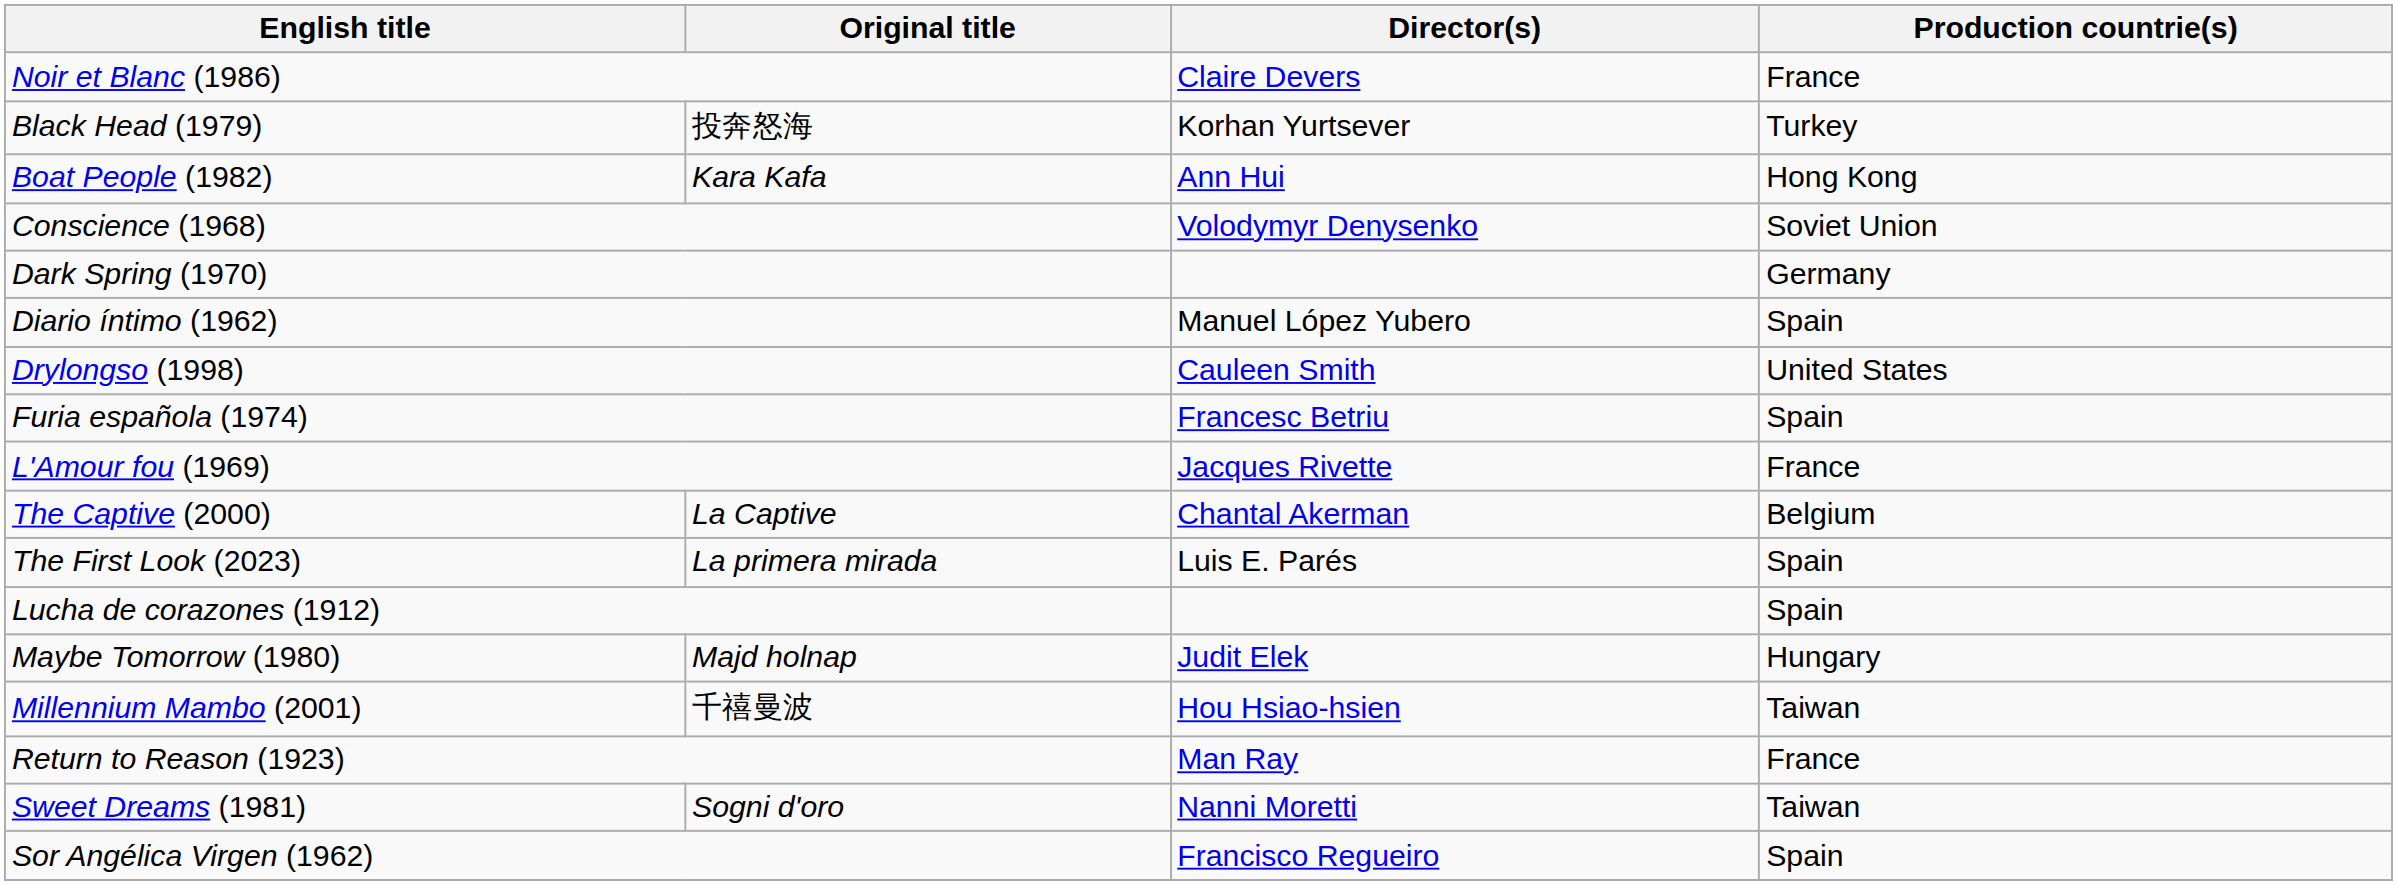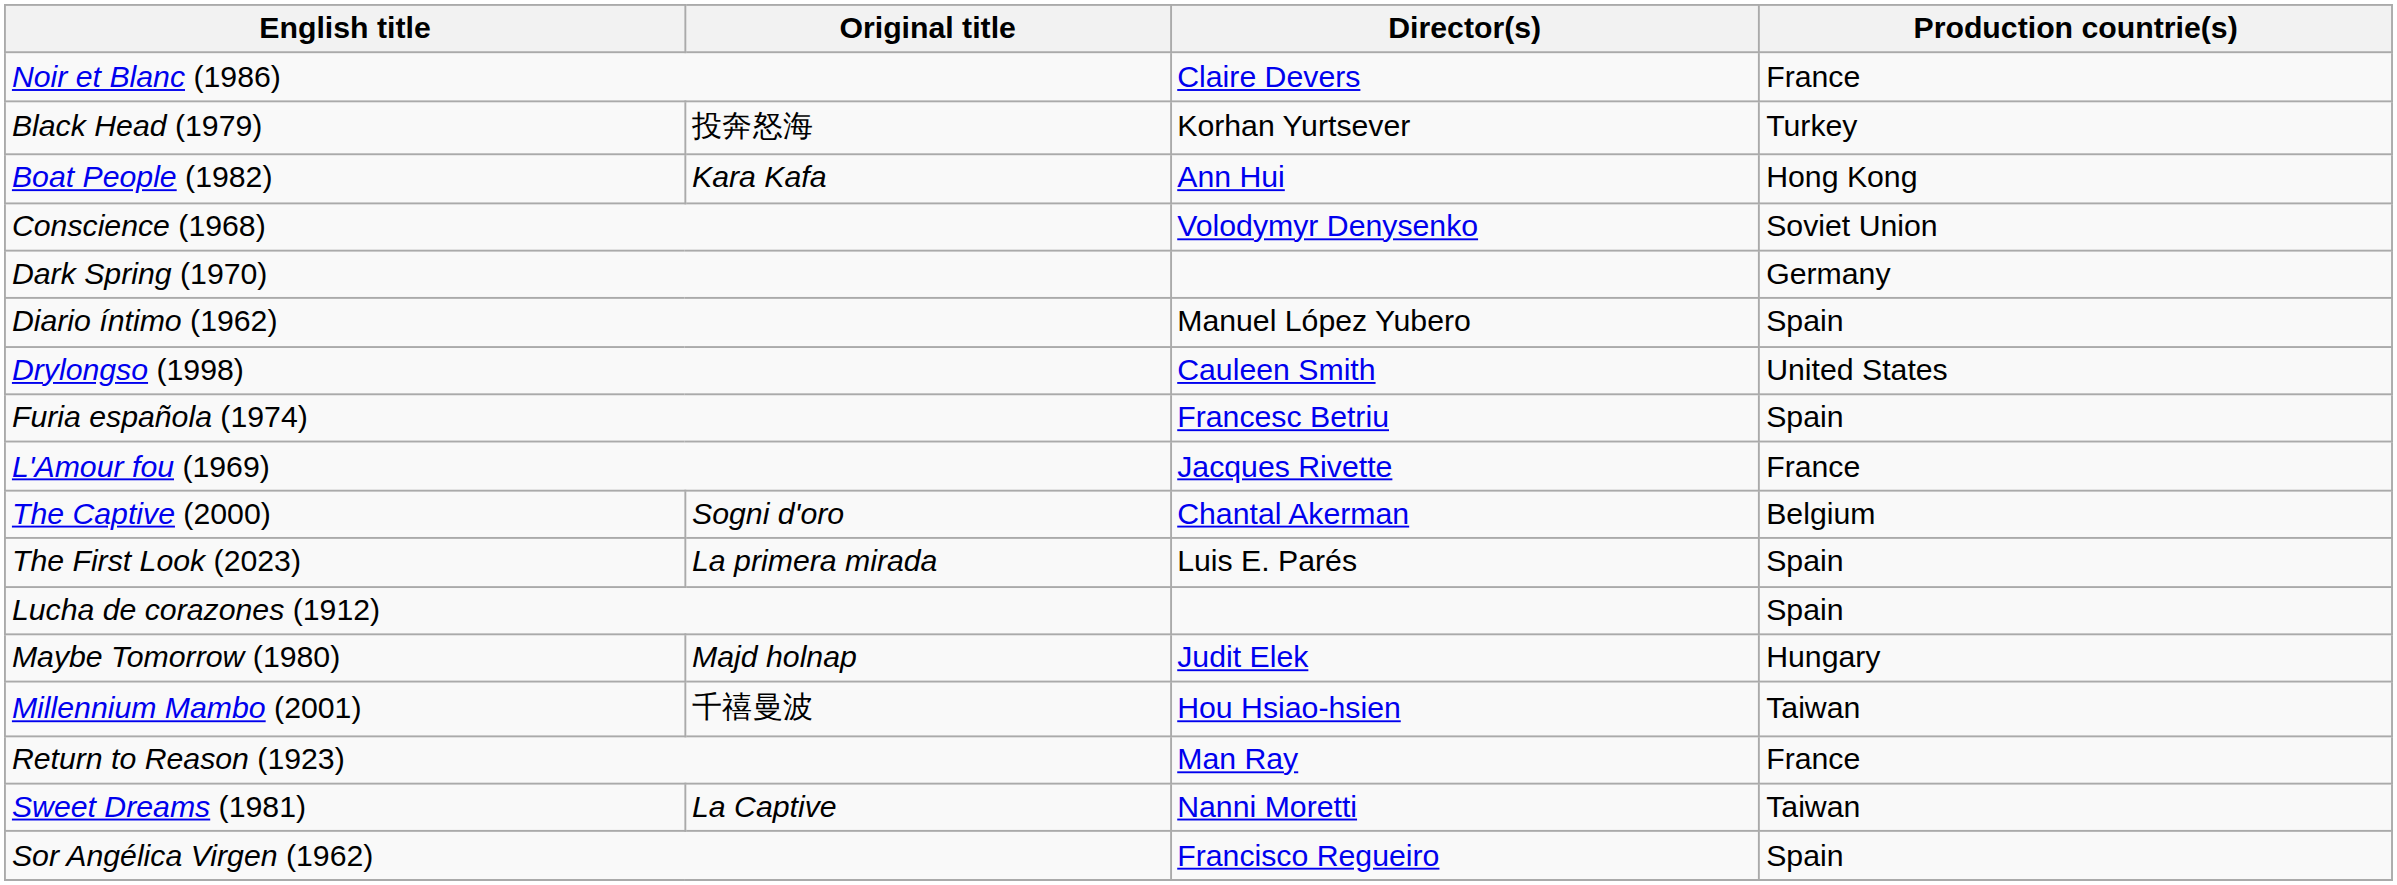(764, 513) La Captive -> (768, 513) Sogni d'oro
(768, 807) Sogni d'oro -> (764, 807) La Captive
